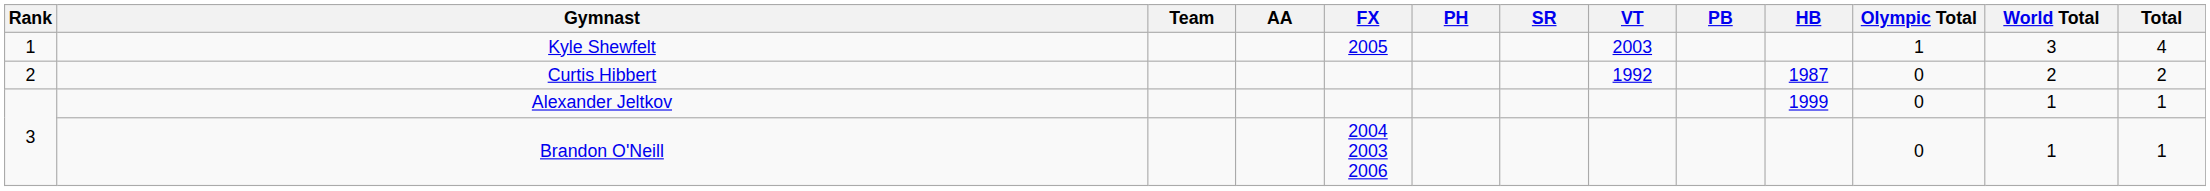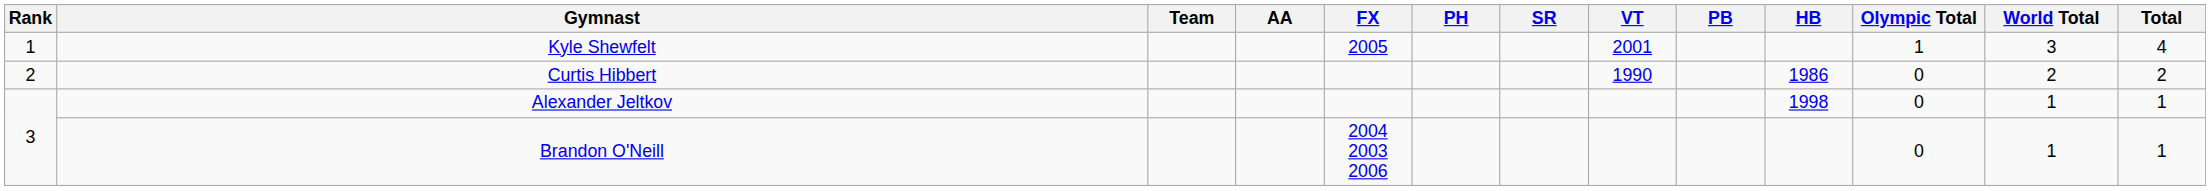(1632, 46) 2003 -> (1632, 46) 2001
(1632, 74) 1992 -> (1632, 74) 1990
(1809, 74) 1987 -> (1809, 74) 1986
(1809, 103) 1999 -> (1809, 103) 1998
